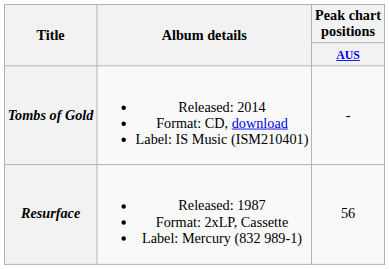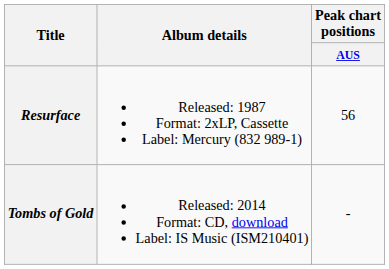rows swapped: (51, 214) <-> (51, 115)
